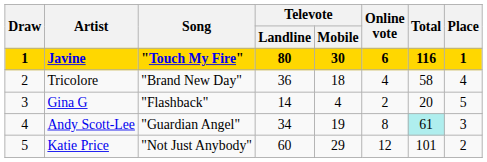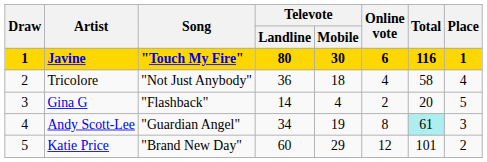(192, 80) "Brand New Day" -> (197, 80) "Not Just Anybody"
(197, 146) "Not Just Anybody" -> (192, 146) "Brand New Day"
